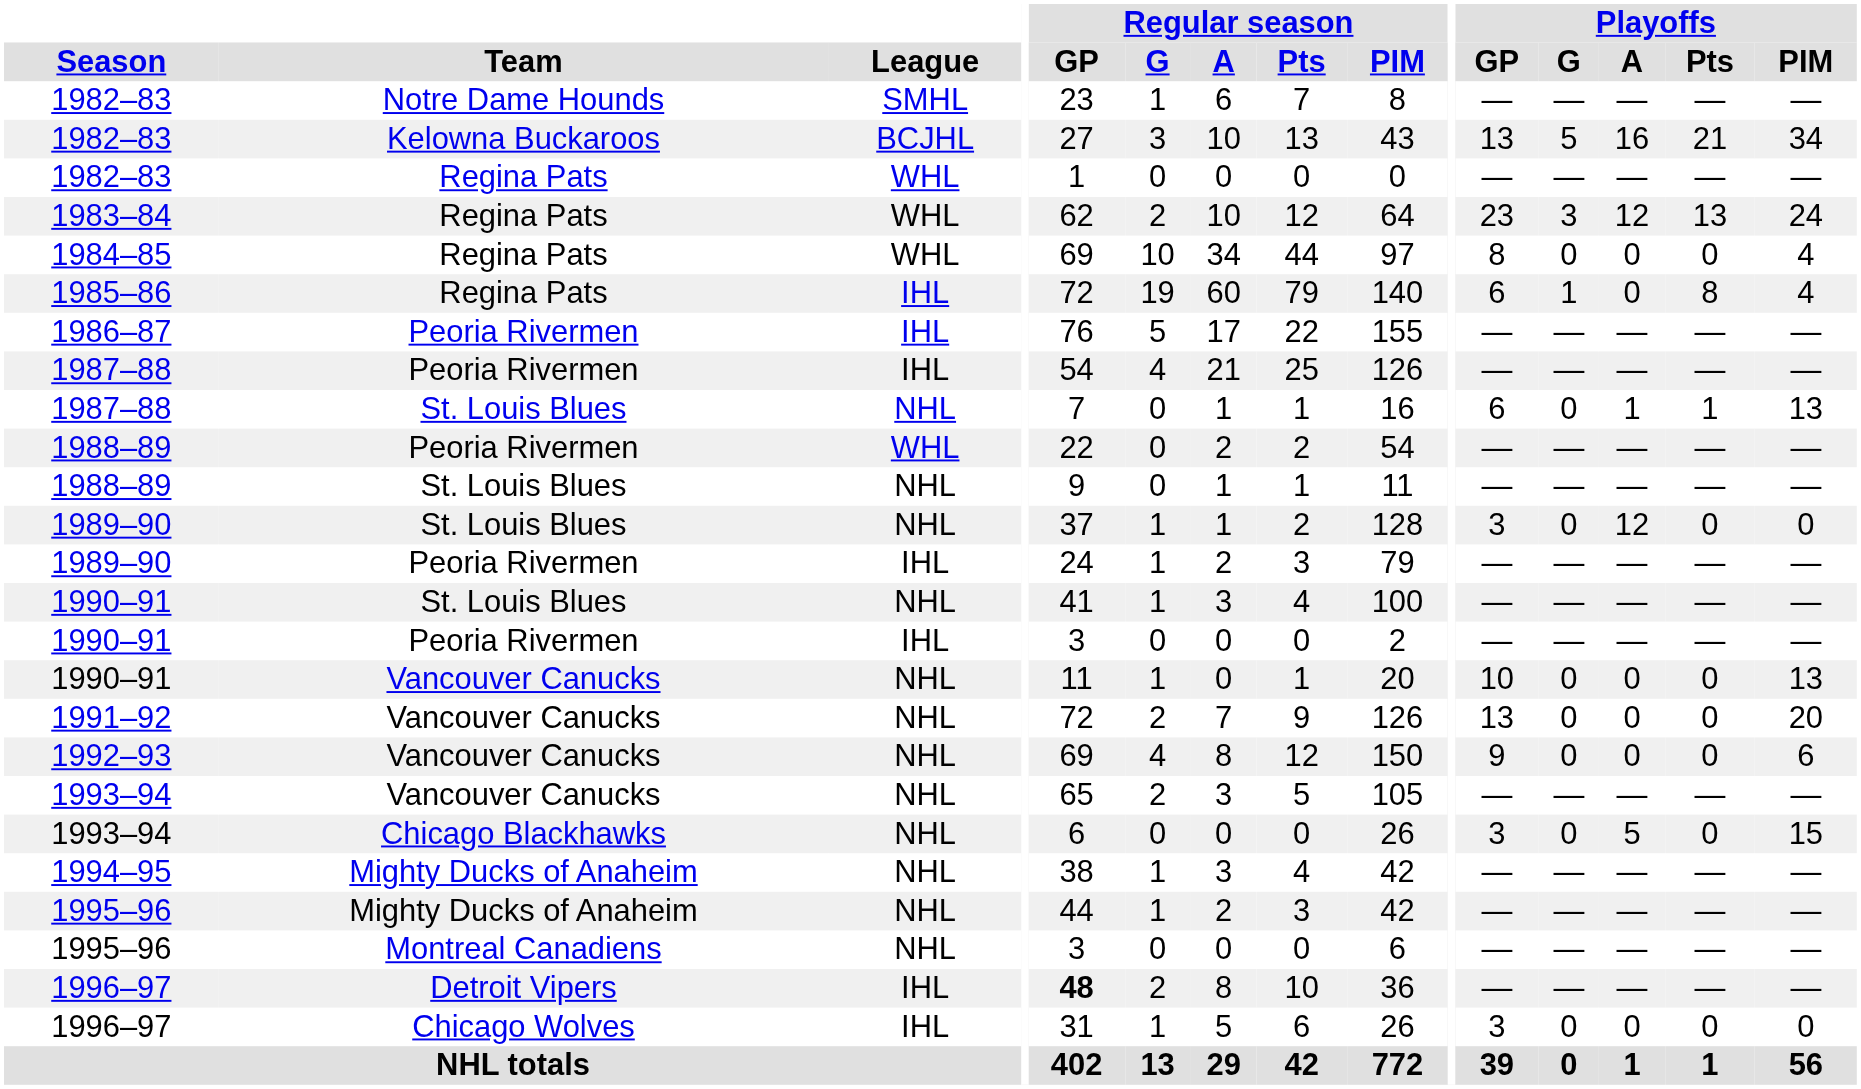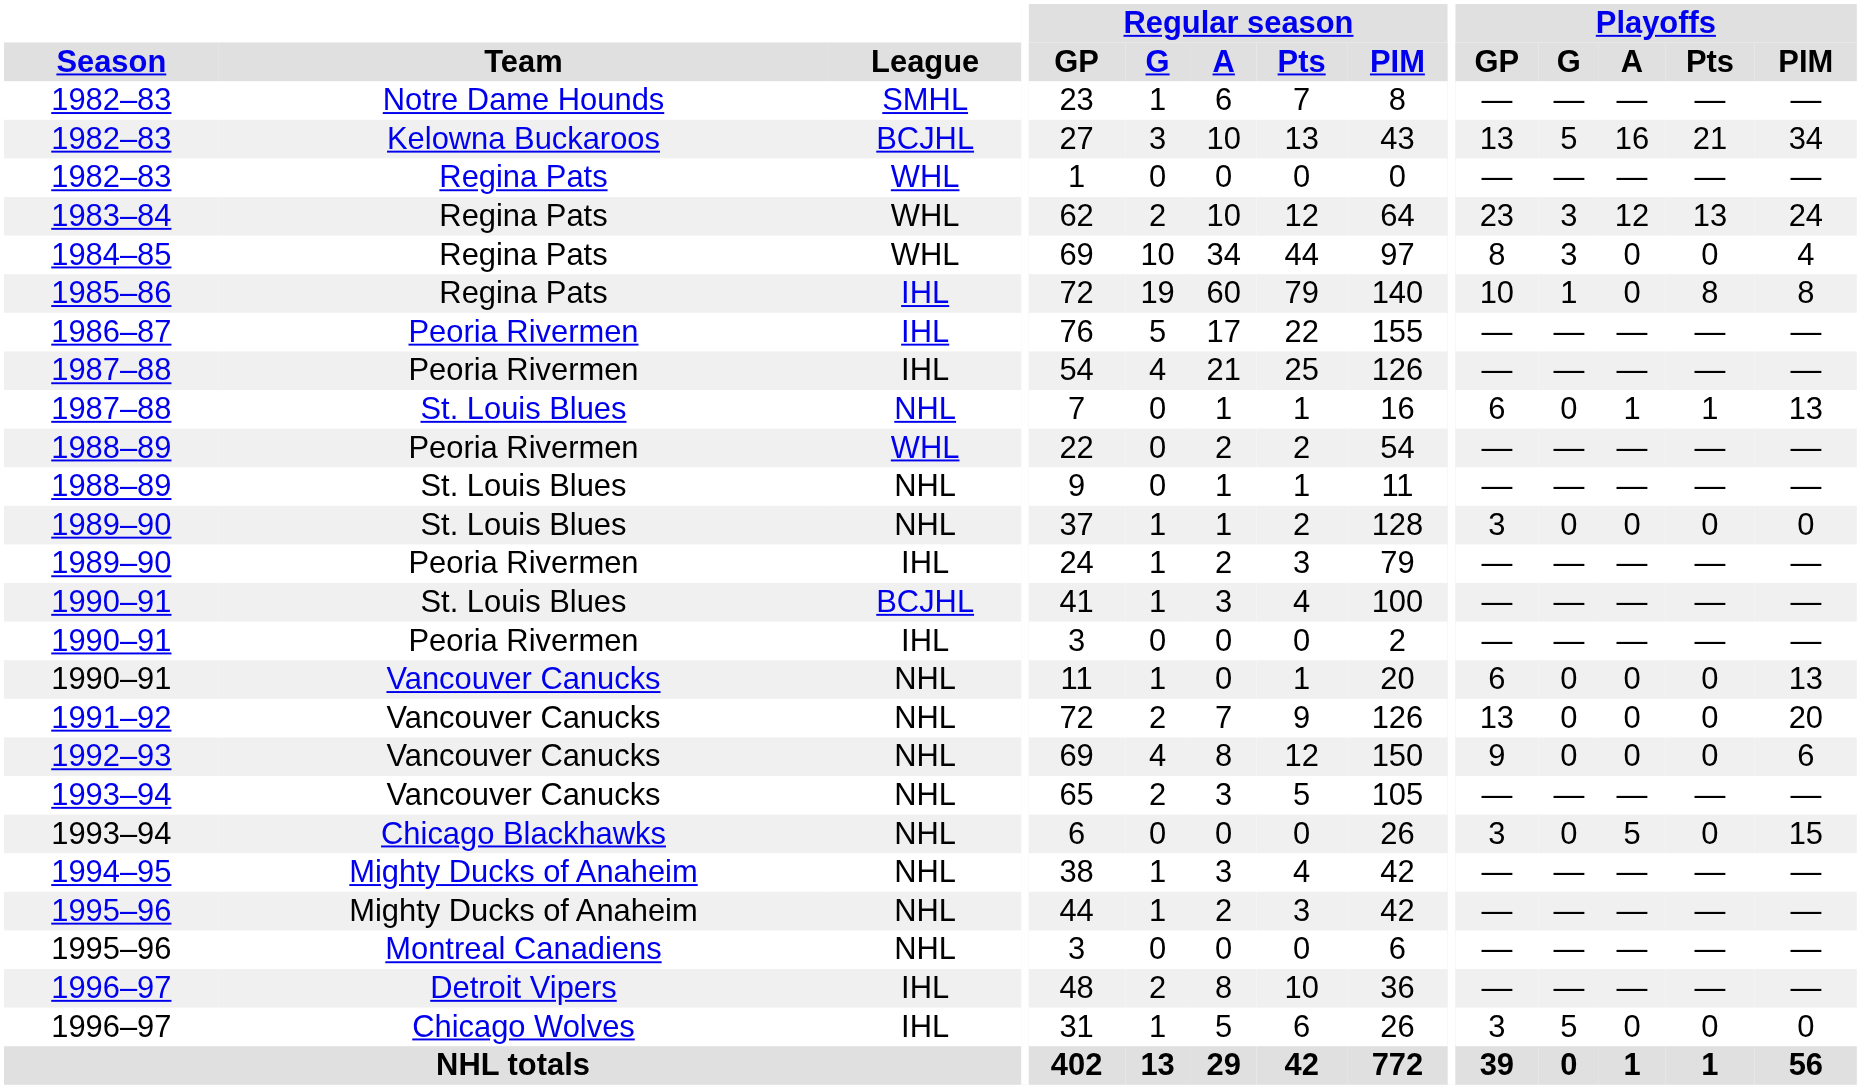(1569, 254) 0 -> (1569, 254) 3
(1497, 293) 6 -> (1497, 293) 10
(1806, 293) 4 -> (1806, 293) 8
(1632, 524) 12 -> (1632, 524) 0
(925, 601) NHL -> (925, 601) BCJHL
(1497, 679) 10 -> (1497, 679) 6
(1077, 987) bold -> (1077, 987) normal
(1569, 1026) 0 -> (1569, 1026) 5
